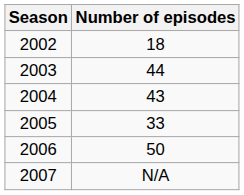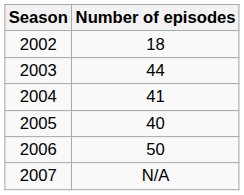(156, 96) 43 -> (156, 96) 41
(156, 123) 33 -> (156, 123) 40
